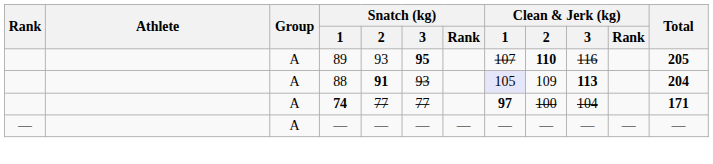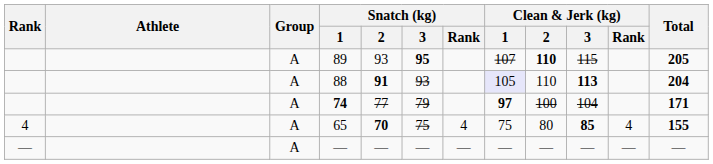(587, 59) 116 -> (587, 59) 115
(546, 81) 109 -> (546, 81) 110
(423, 103) 77 -> (423, 103) 79
+ row: (340, 125)
